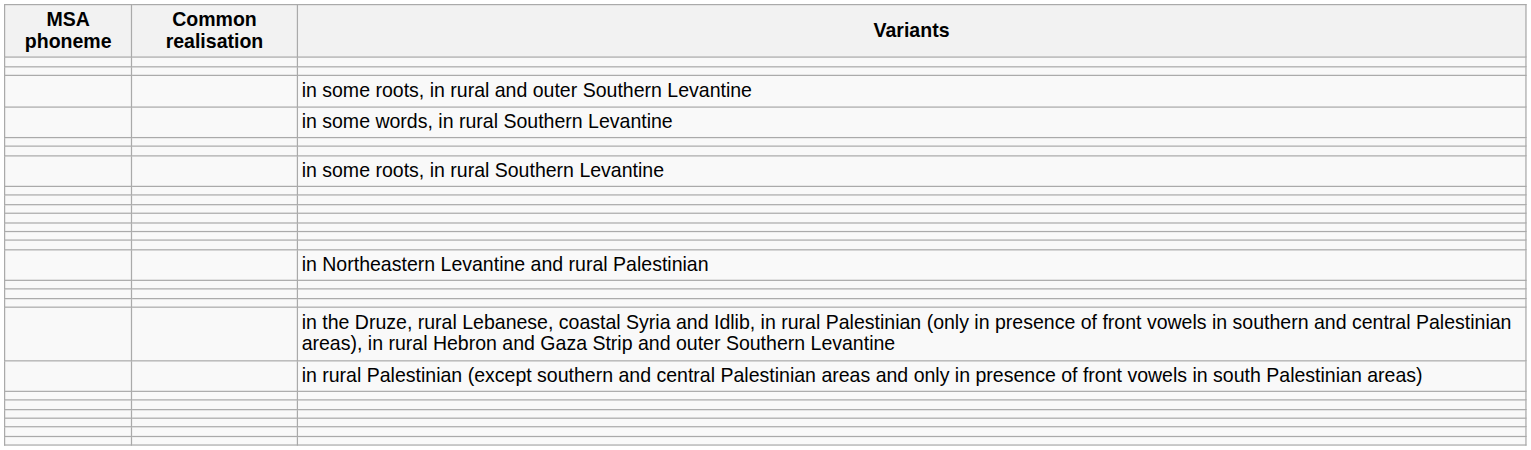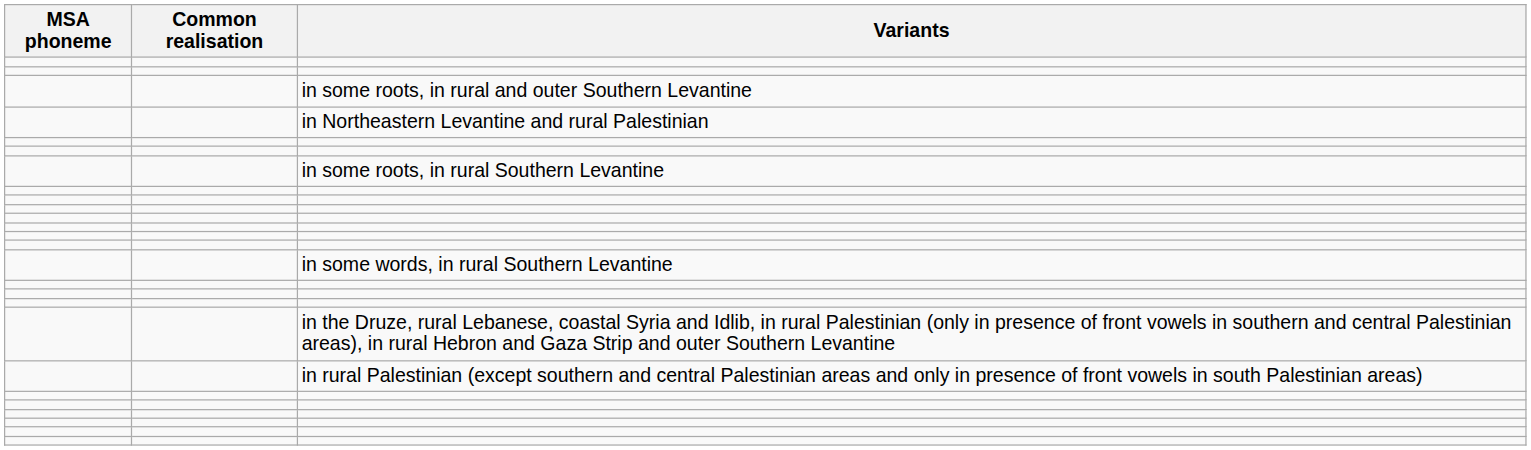rows swapped: (68, 265) <-> (68, 122)
